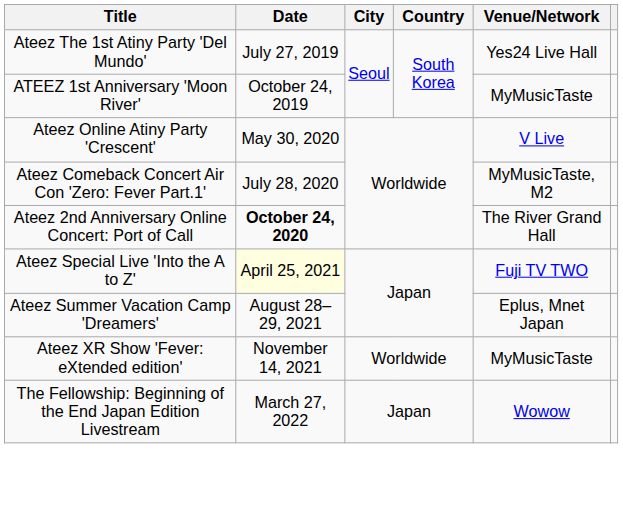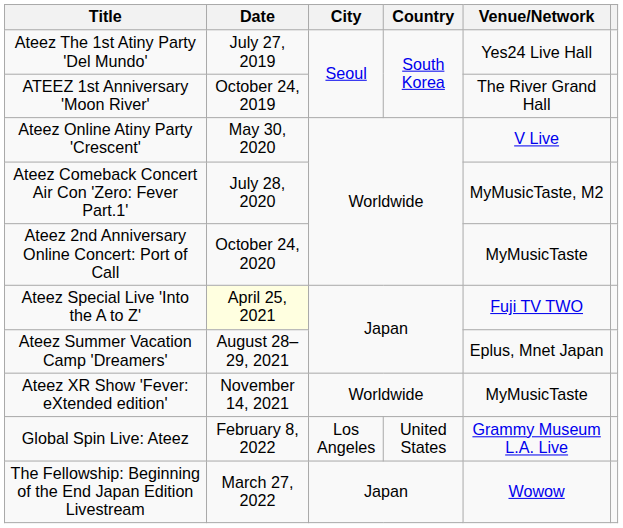(542, 95) MyMusicTaste -> (537, 95) The River Grand Hall
(290, 227) bold -> (257, 254) normal
(542, 227) The River Grand Hall -> (537, 254) MyMusicTaste
+ row: (105, 438)
